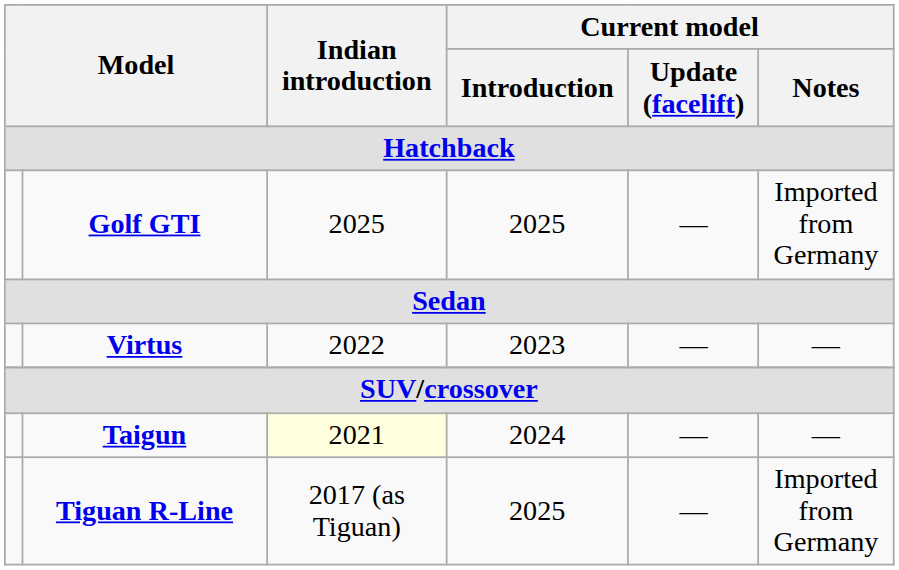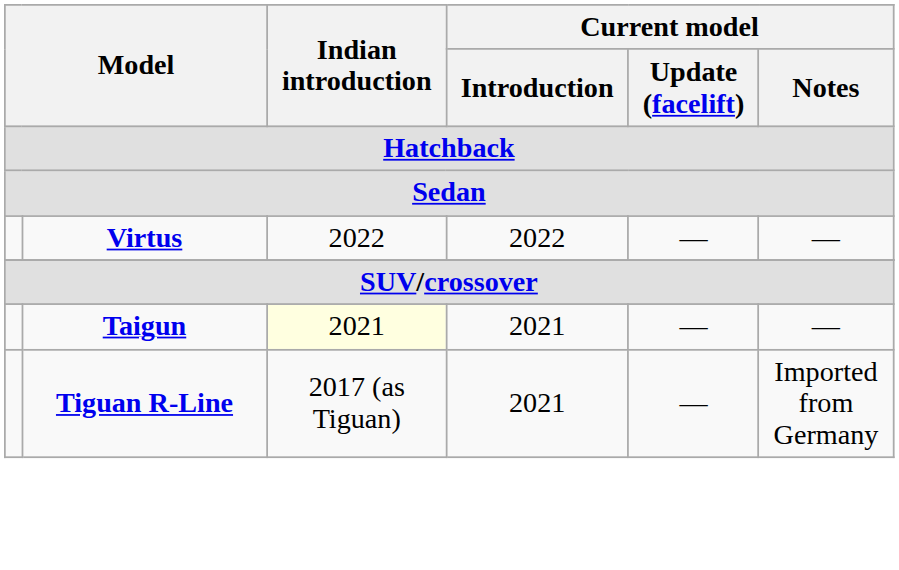- row: (144, 224)
(537, 345) 2023 -> (537, 237) 2022
(537, 434) 2024 -> (537, 326) 2021
(537, 510) 2025 -> (537, 402) 2021
